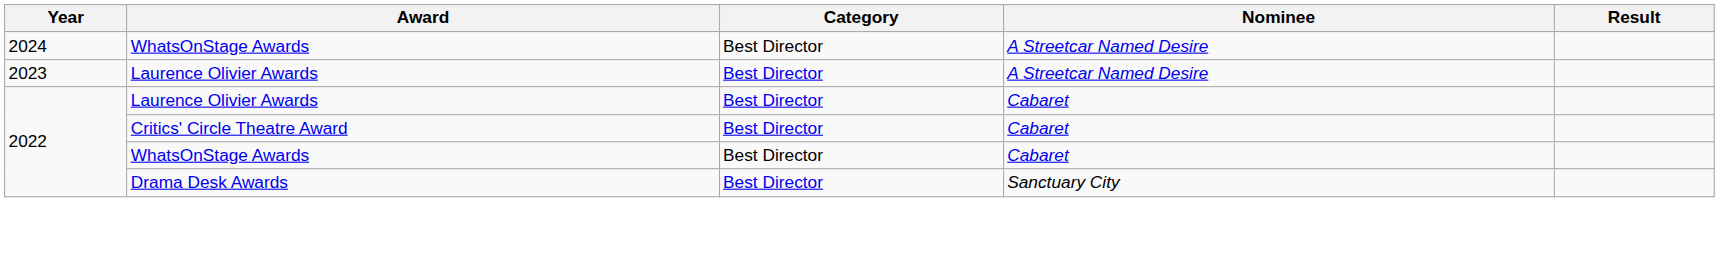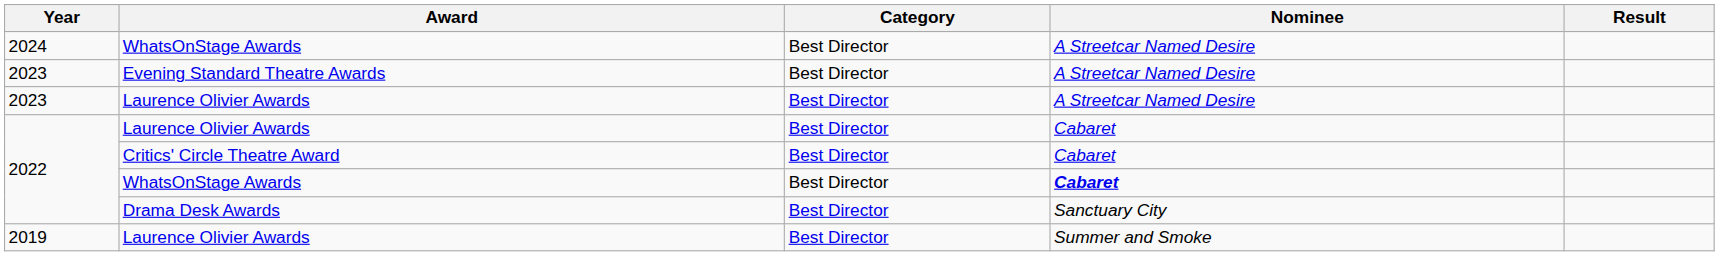+ row: (28, 73)
(1038, 155) normal -> (1086, 182) bold
+ row: (28, 237)
